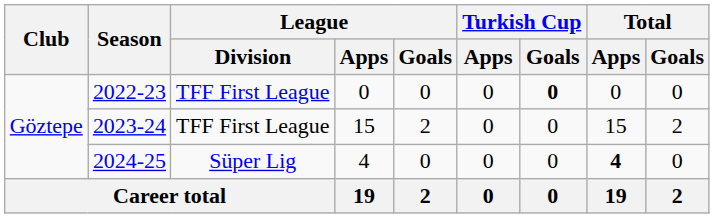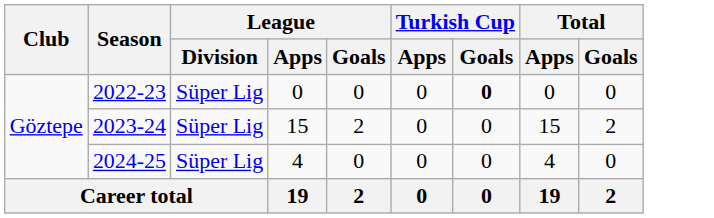(253, 91) TFF First League -> (220, 91) Süper Lig
(253, 126) TFF First League -> (220, 126) Süper Lig
(616, 160) bold -> (549, 160) normal
